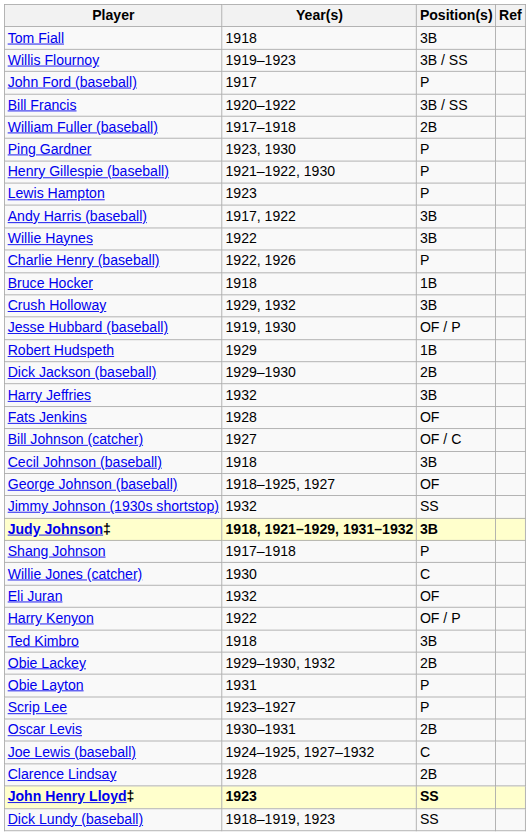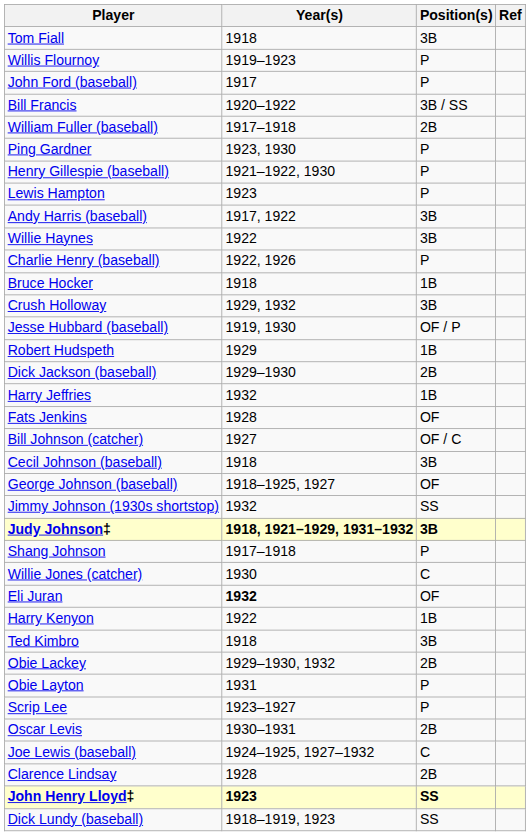(444, 60) 3B / SS -> (425, 60) P
(428, 395) 3B -> (428, 395) 1B
(241, 596) normal -> (241, 596) bold
(440, 618) OF / P -> (428, 618) 1B
